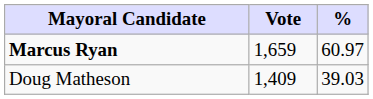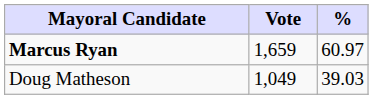(275, 79) 1,409 -> (275, 79) 1,049
